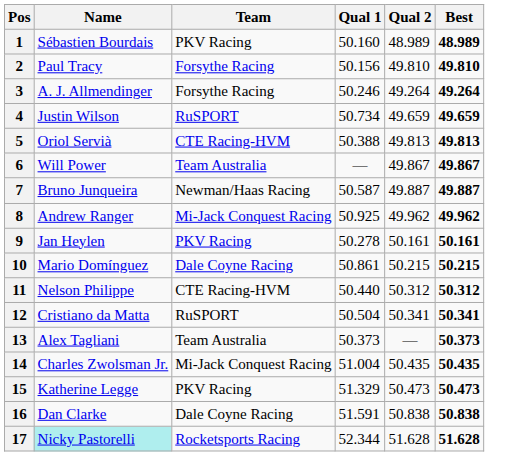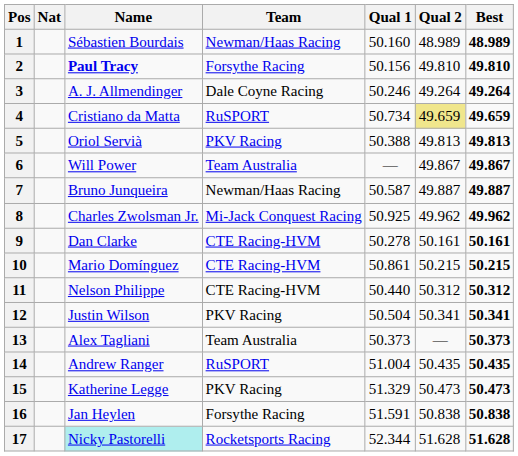+ column: (49, 17)
(213, 41) PKV Racing -> (273, 41) Newman/Haas Racing
(70, 66) normal -> (103, 66) bold
(225, 91) Forsythe Racing -> (264, 91) Dale Coyne Racing
(78, 116) Justin Wilson -> (124, 116) Cristiano da Matta
(409, 116) no background -> (439, 116) khaki background
(233, 141) CTE Racing-HVM -> (244, 141) PKV Racing
(85, 215) Andrew Ranger -> (133, 215) Charles Zwolsman Jr.
(71, 240) Jan Heylen -> (102, 240) Dan Clarke
(213, 240) PKV Racing -> (263, 240) CTE Racing-HVM
(234, 265) Dale Coyne Racing -> (263, 265) CTE Racing-HVM
(93, 314) Cristiano da Matta -> (109, 314) Justin Wilson
(207, 314) RuSPORT -> (244, 314) PKV Racing
(103, 364) Charles Zwolsman Jr. -> (116, 364) Andrew Ranger
(253, 364) Mi-Jack Conquest Racing -> (237, 364) RuSPORT
(72, 414) Dan Clarke -> (102, 414) Jan Heylen
(234, 414) Dale Coyne Racing -> (255, 414) Forsythe Racing
